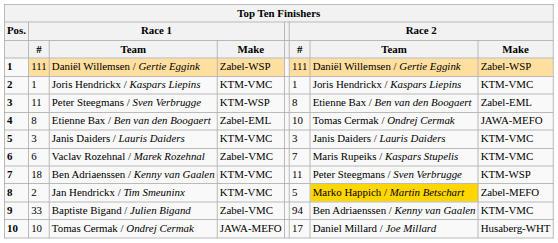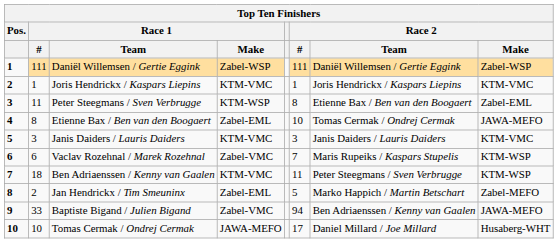(507, 156) KTM-VMC -> (506, 156) KTM-WSP
(246, 192) KTM-VMC -> (245, 192) Zabel-EML
(388, 192) gold background -> (388, 192) no background
(507, 210) KTM-VMC -> (512, 210) JAWA-MEFO
